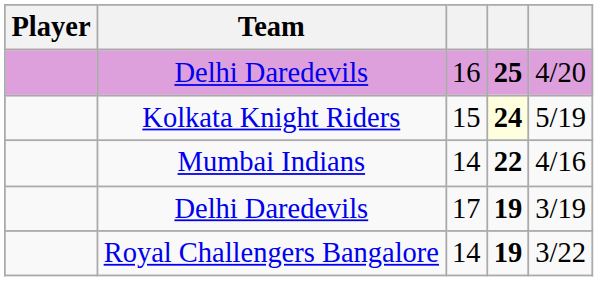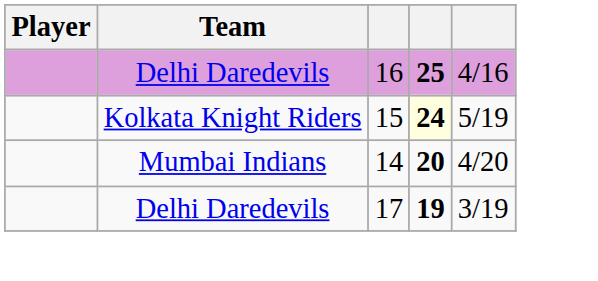(561, 72) 4/20 -> (483, 72) 4/16
(508, 162) 22 -> (431, 162) 20
(561, 162) 4/16 -> (483, 162) 4/20
- row: (271, 252)
